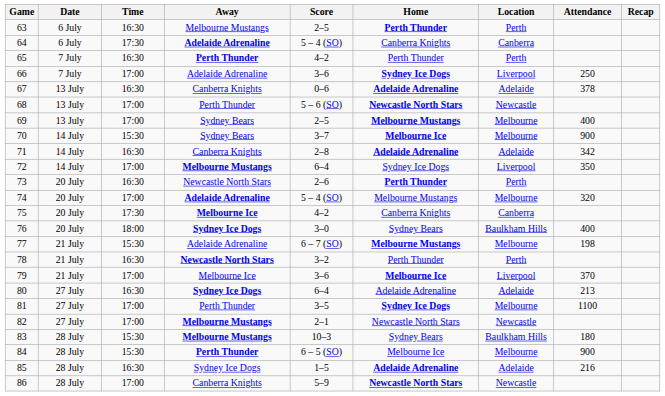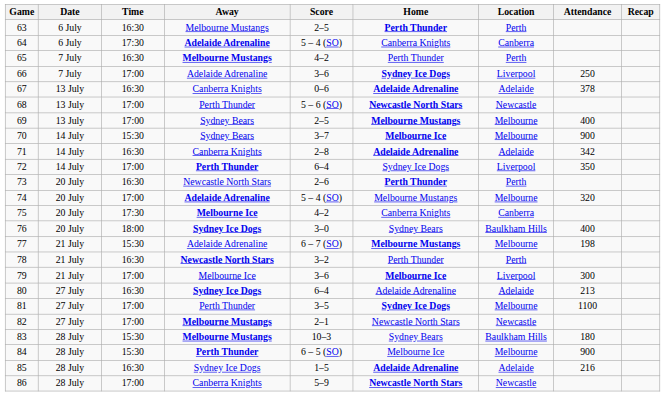(227, 58) Perth Thunder -> (227, 58) Melbourne Mustangs
(227, 167) Melbourne Mustangs -> (227, 167) Perth Thunder
(588, 275) 370 -> (588, 275) 300
